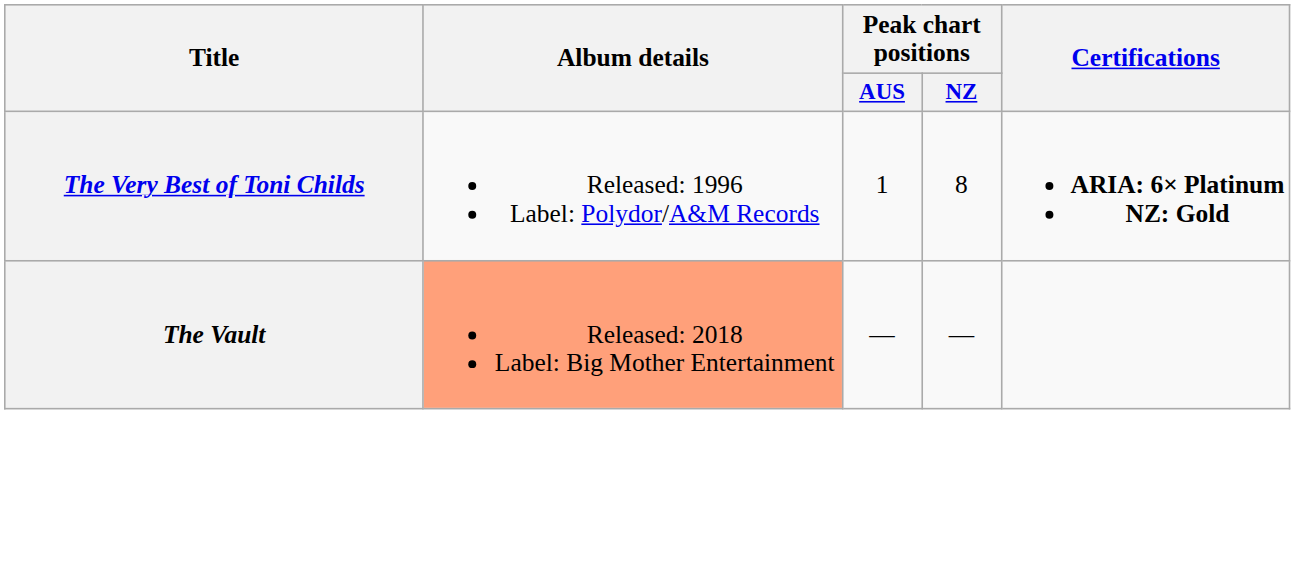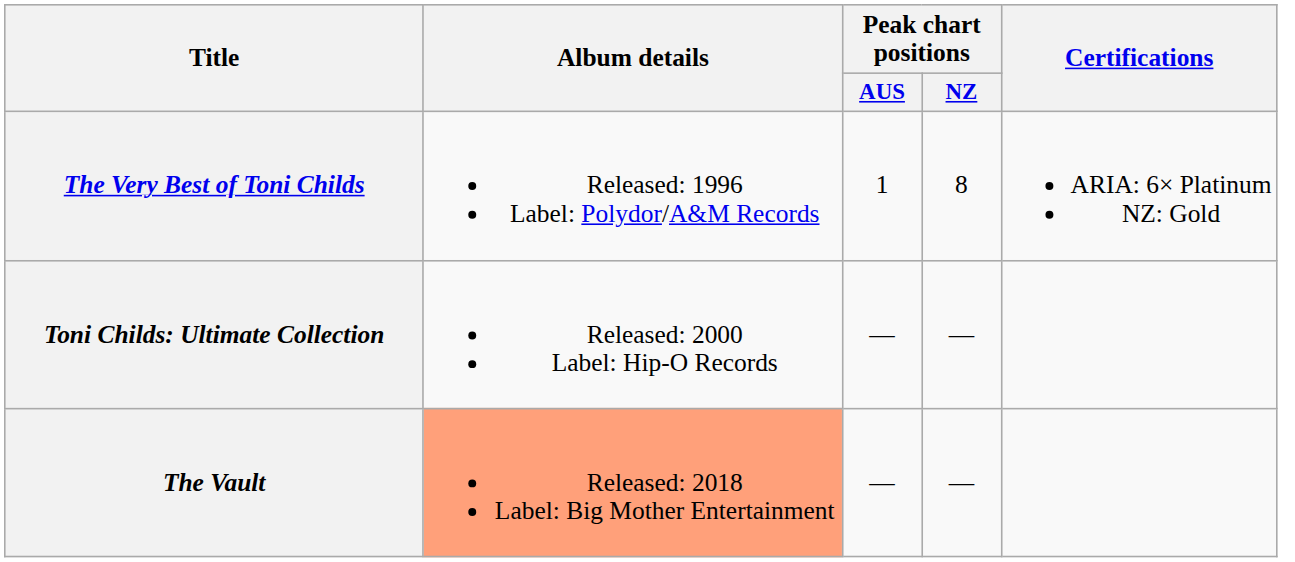(1146, 200) bold -> (1139, 200) normal
+ row: (214, 333)
